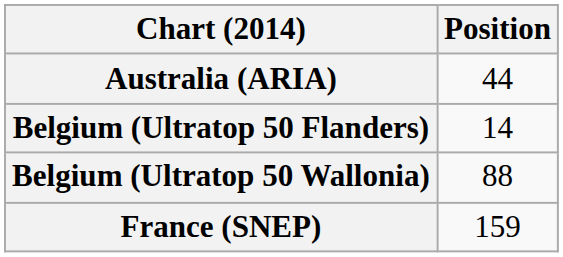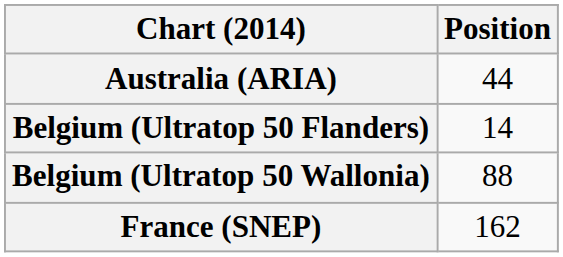(498, 226) 159 -> (498, 226) 162
